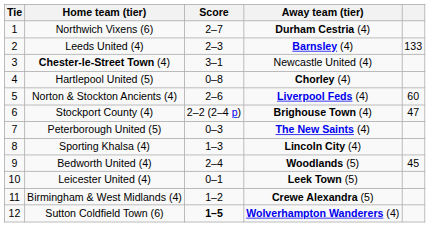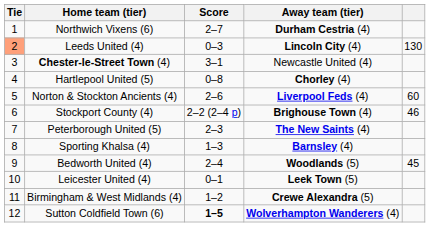(14, 46) no background -> (14, 46) lightsalmon background
(214, 46) 2–3 -> (214, 46) 0–3
(323, 46) Barnsley (4) -> (323, 46) Lincoln City (4)
(413, 46) 133 -> (413, 46) 130
(413, 113) 47 -> (413, 113) 46
(214, 129) 0–3 -> (214, 129) 2–3
(323, 146) Lincoln City (4) -> (323, 146) Barnsley (4)
